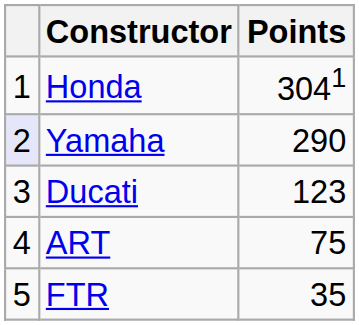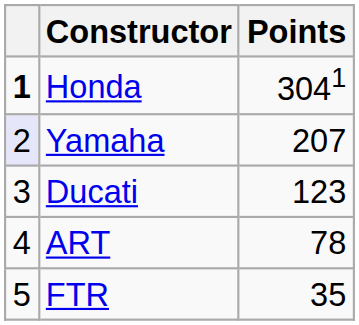(22, 86) normal -> (22, 86) bold
(319, 141) 290 -> (319, 141) 207
(328, 244) 75 -> (328, 244) 78
